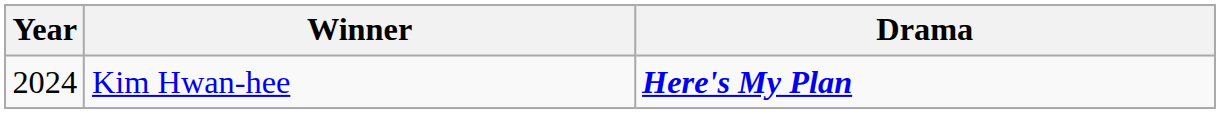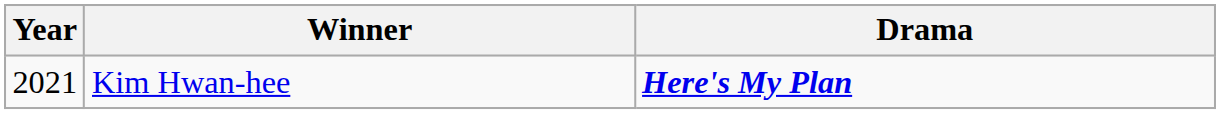(45, 81) 2024 -> (45, 81) 2021
